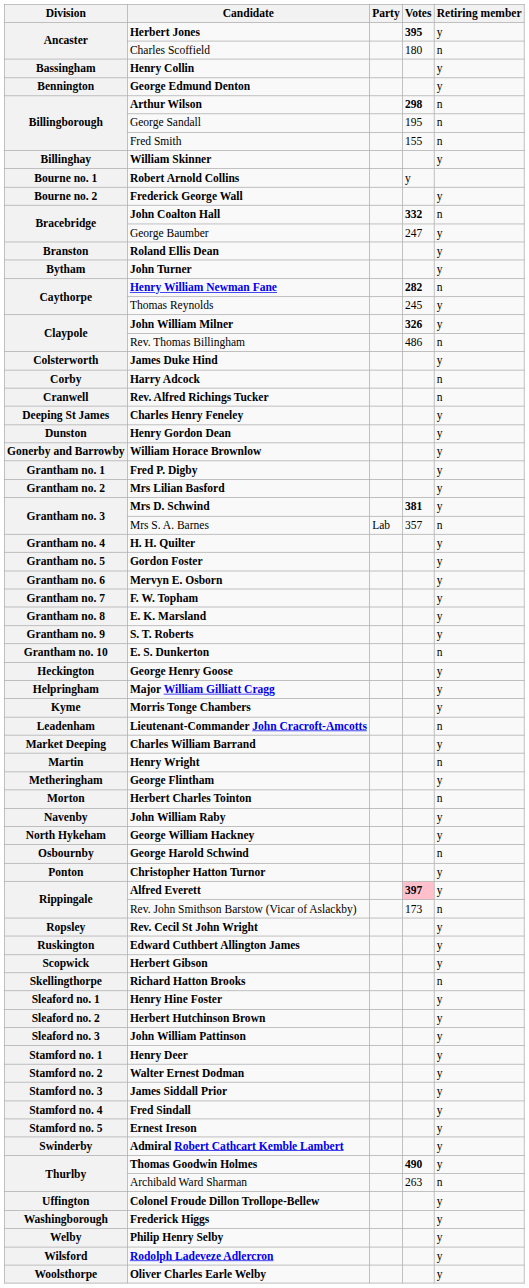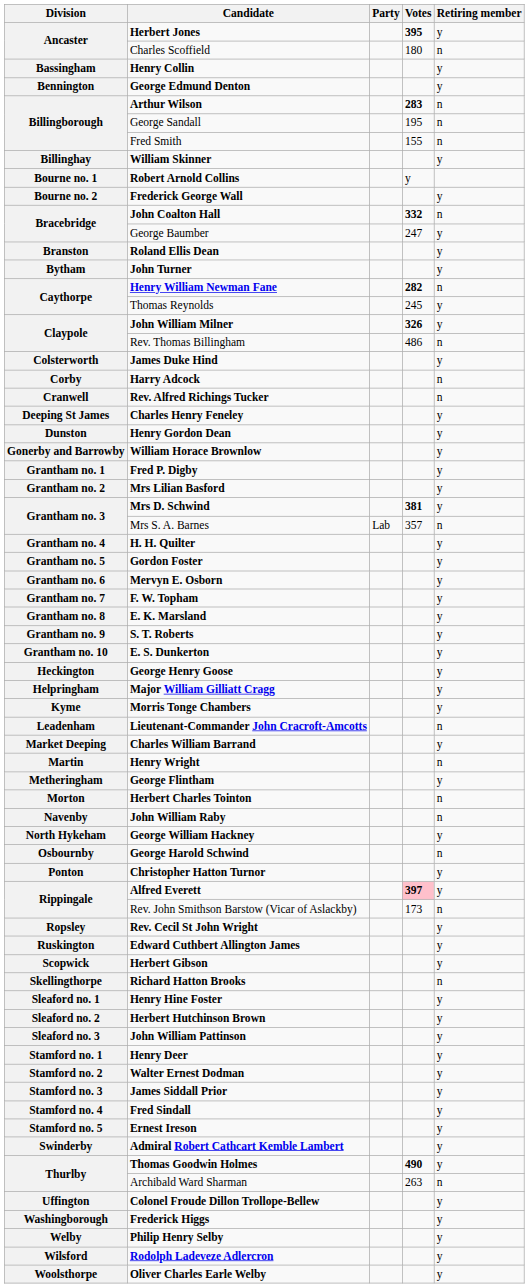(414, 104) 298 -> (414, 104) 283
(440, 653) n -> (440, 653) y
(440, 817) y -> (440, 817) n
